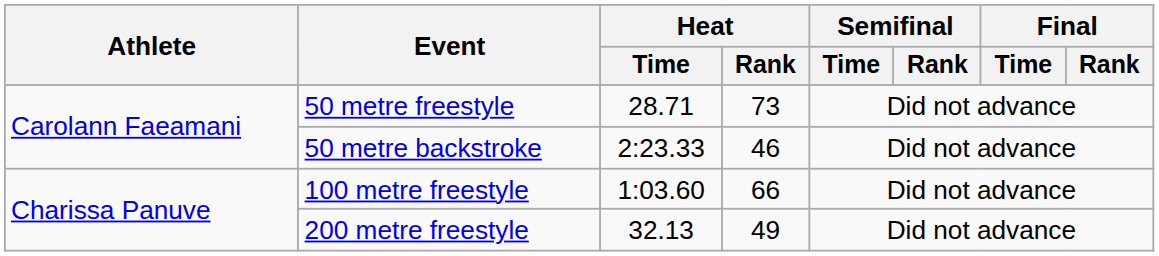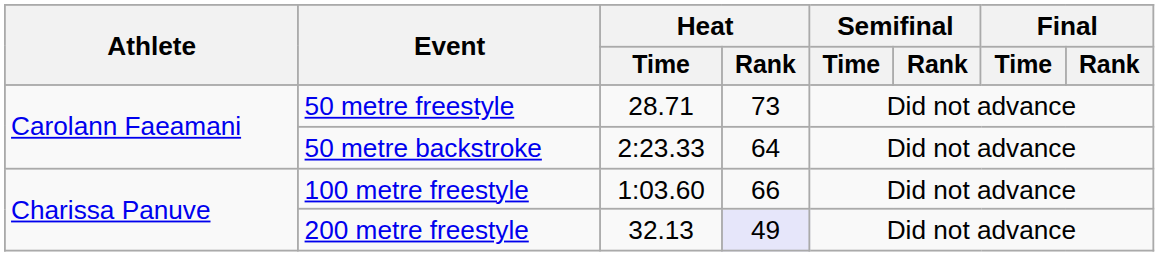(765, 148) 46 -> (765, 148) 64
(765, 231) no background -> (765, 231) lavender background
